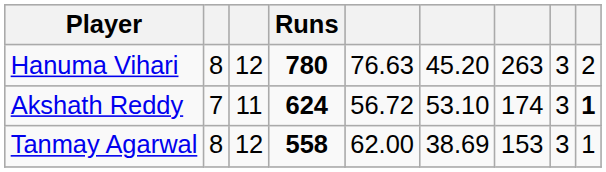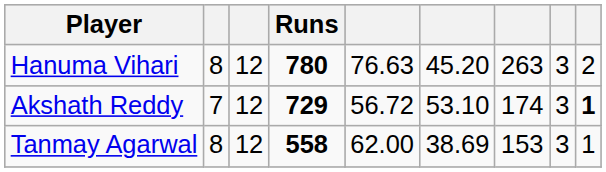(249, 105) 11 -> (249, 105) 12
(307, 105) 624 -> (307, 105) 729
